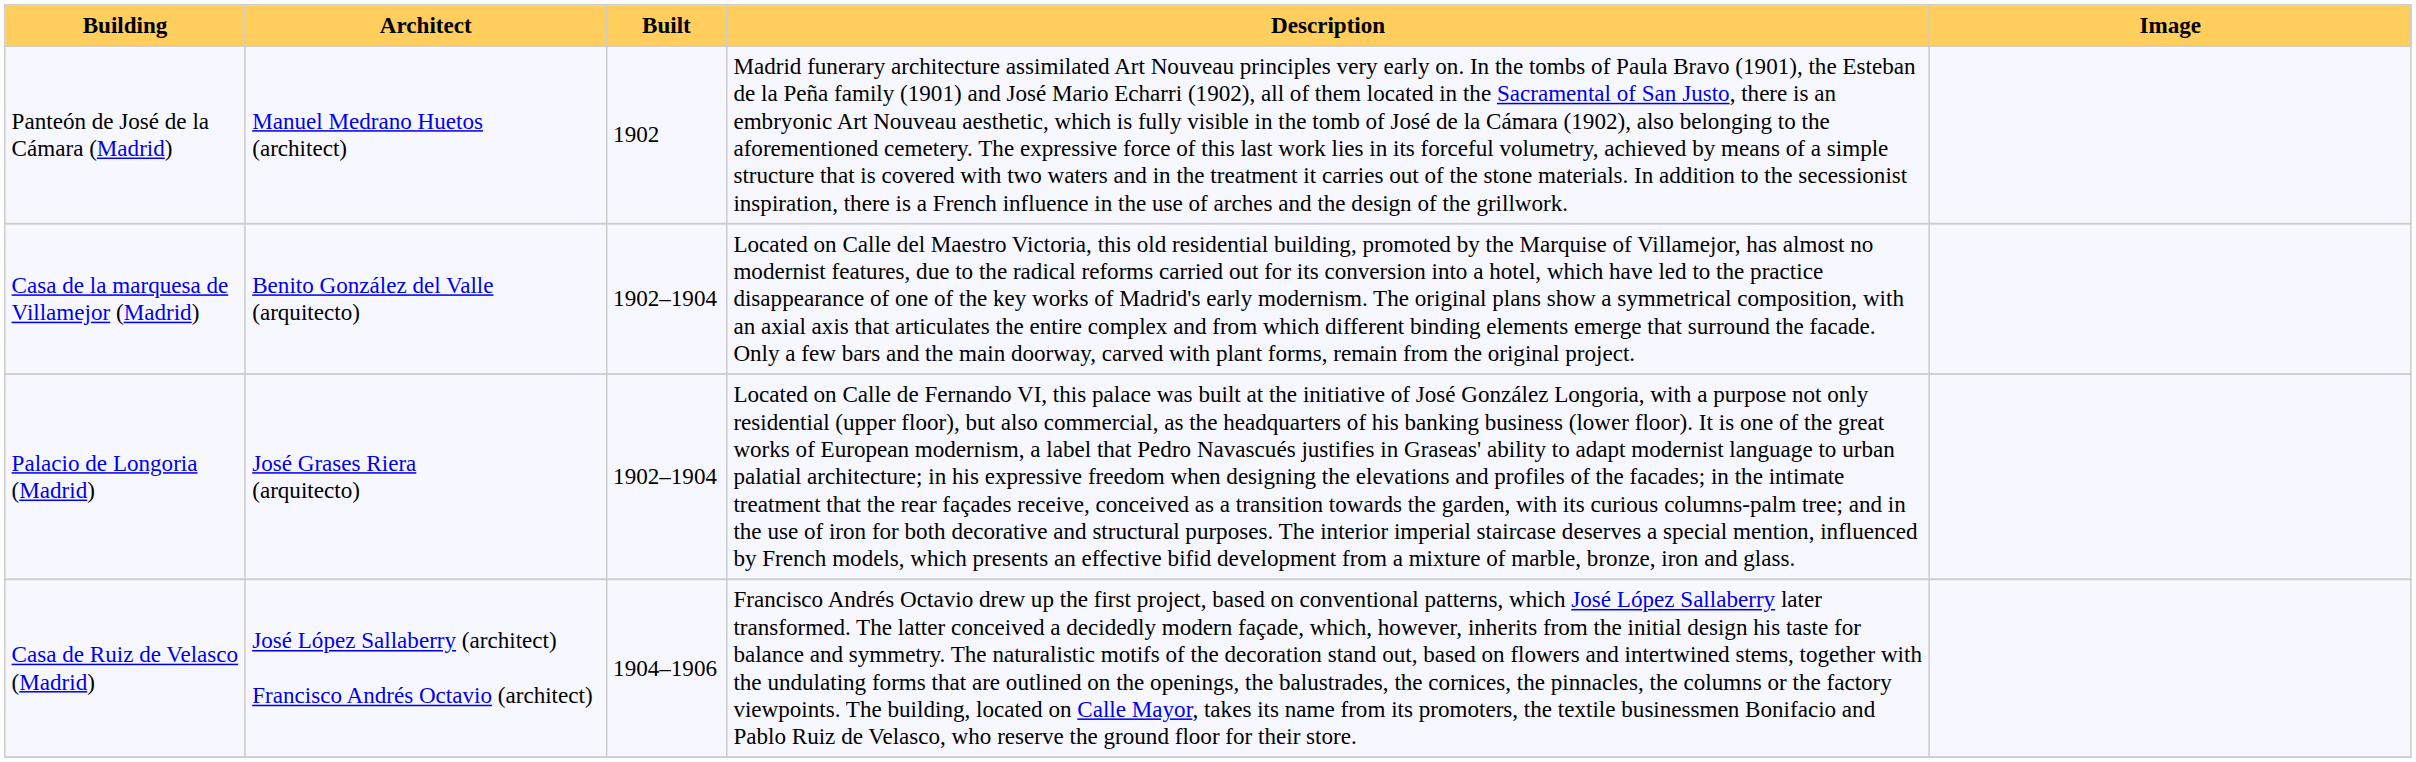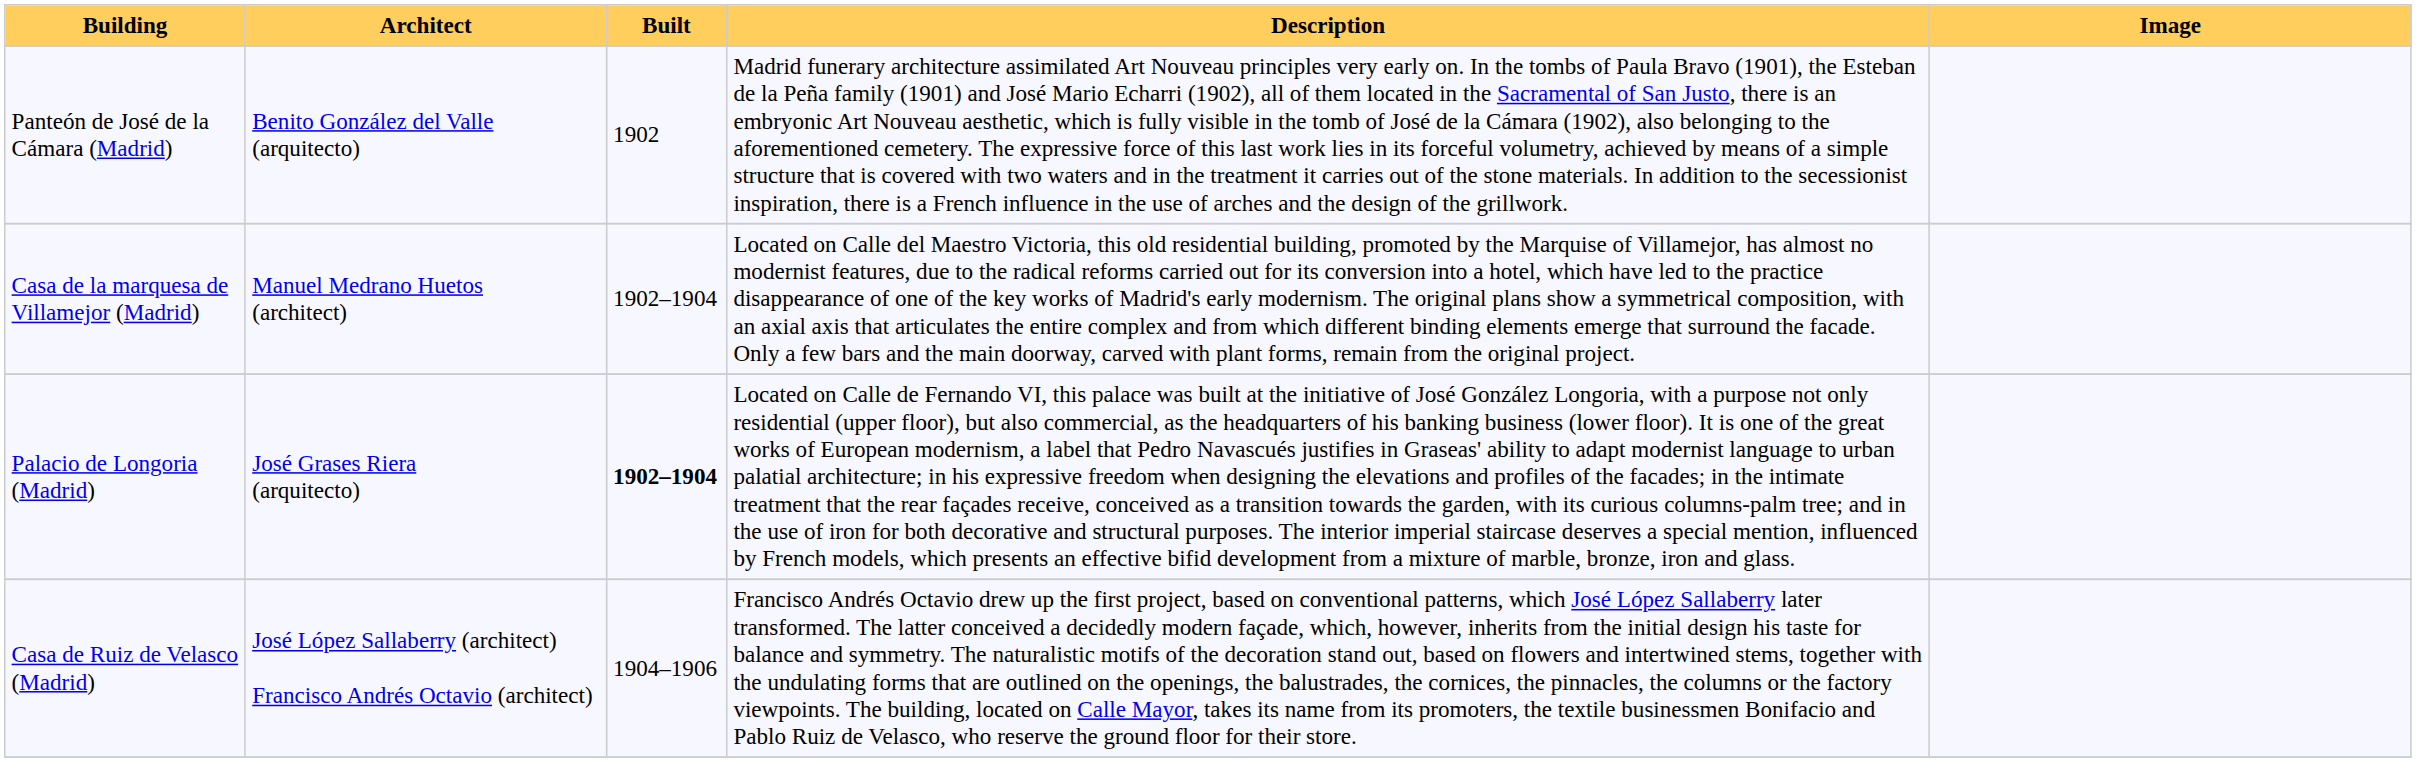(368, 134) Manuel Medrano Huetos (architect) -> (373, 134) Benito González del Valle (arquitecto)
(373, 298) Benito González del Valle (arquitecto) -> (368, 298) Manuel Medrano Huetos (architect)
(665, 476) normal -> (665, 476) bold
